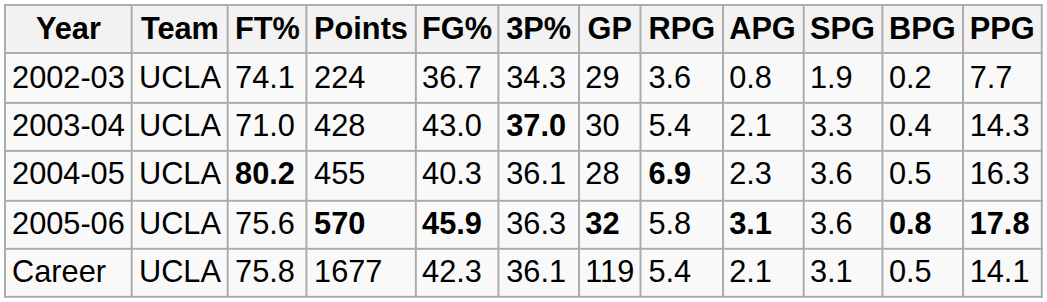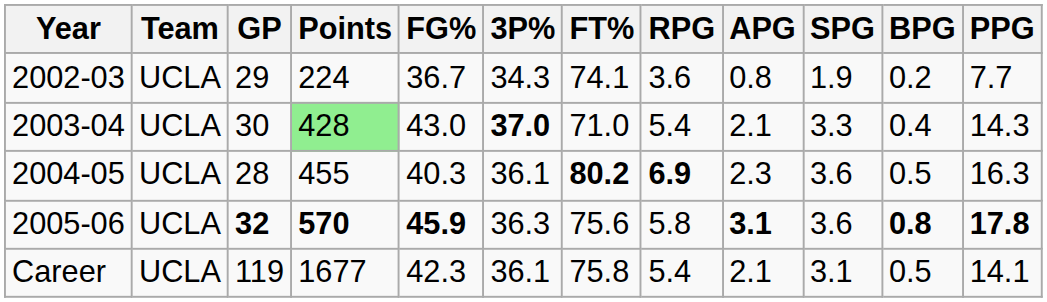columns swapped: (610, 28) <-> (267, 28)
(340, 126) no background -> (324, 126) lightgreen background
